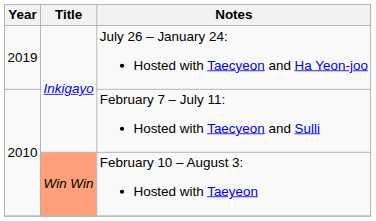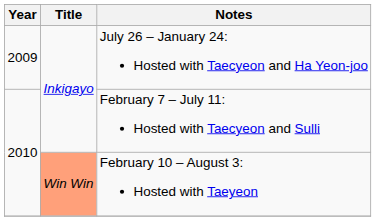(22, 57) 2019 -> (22, 57) 2009
